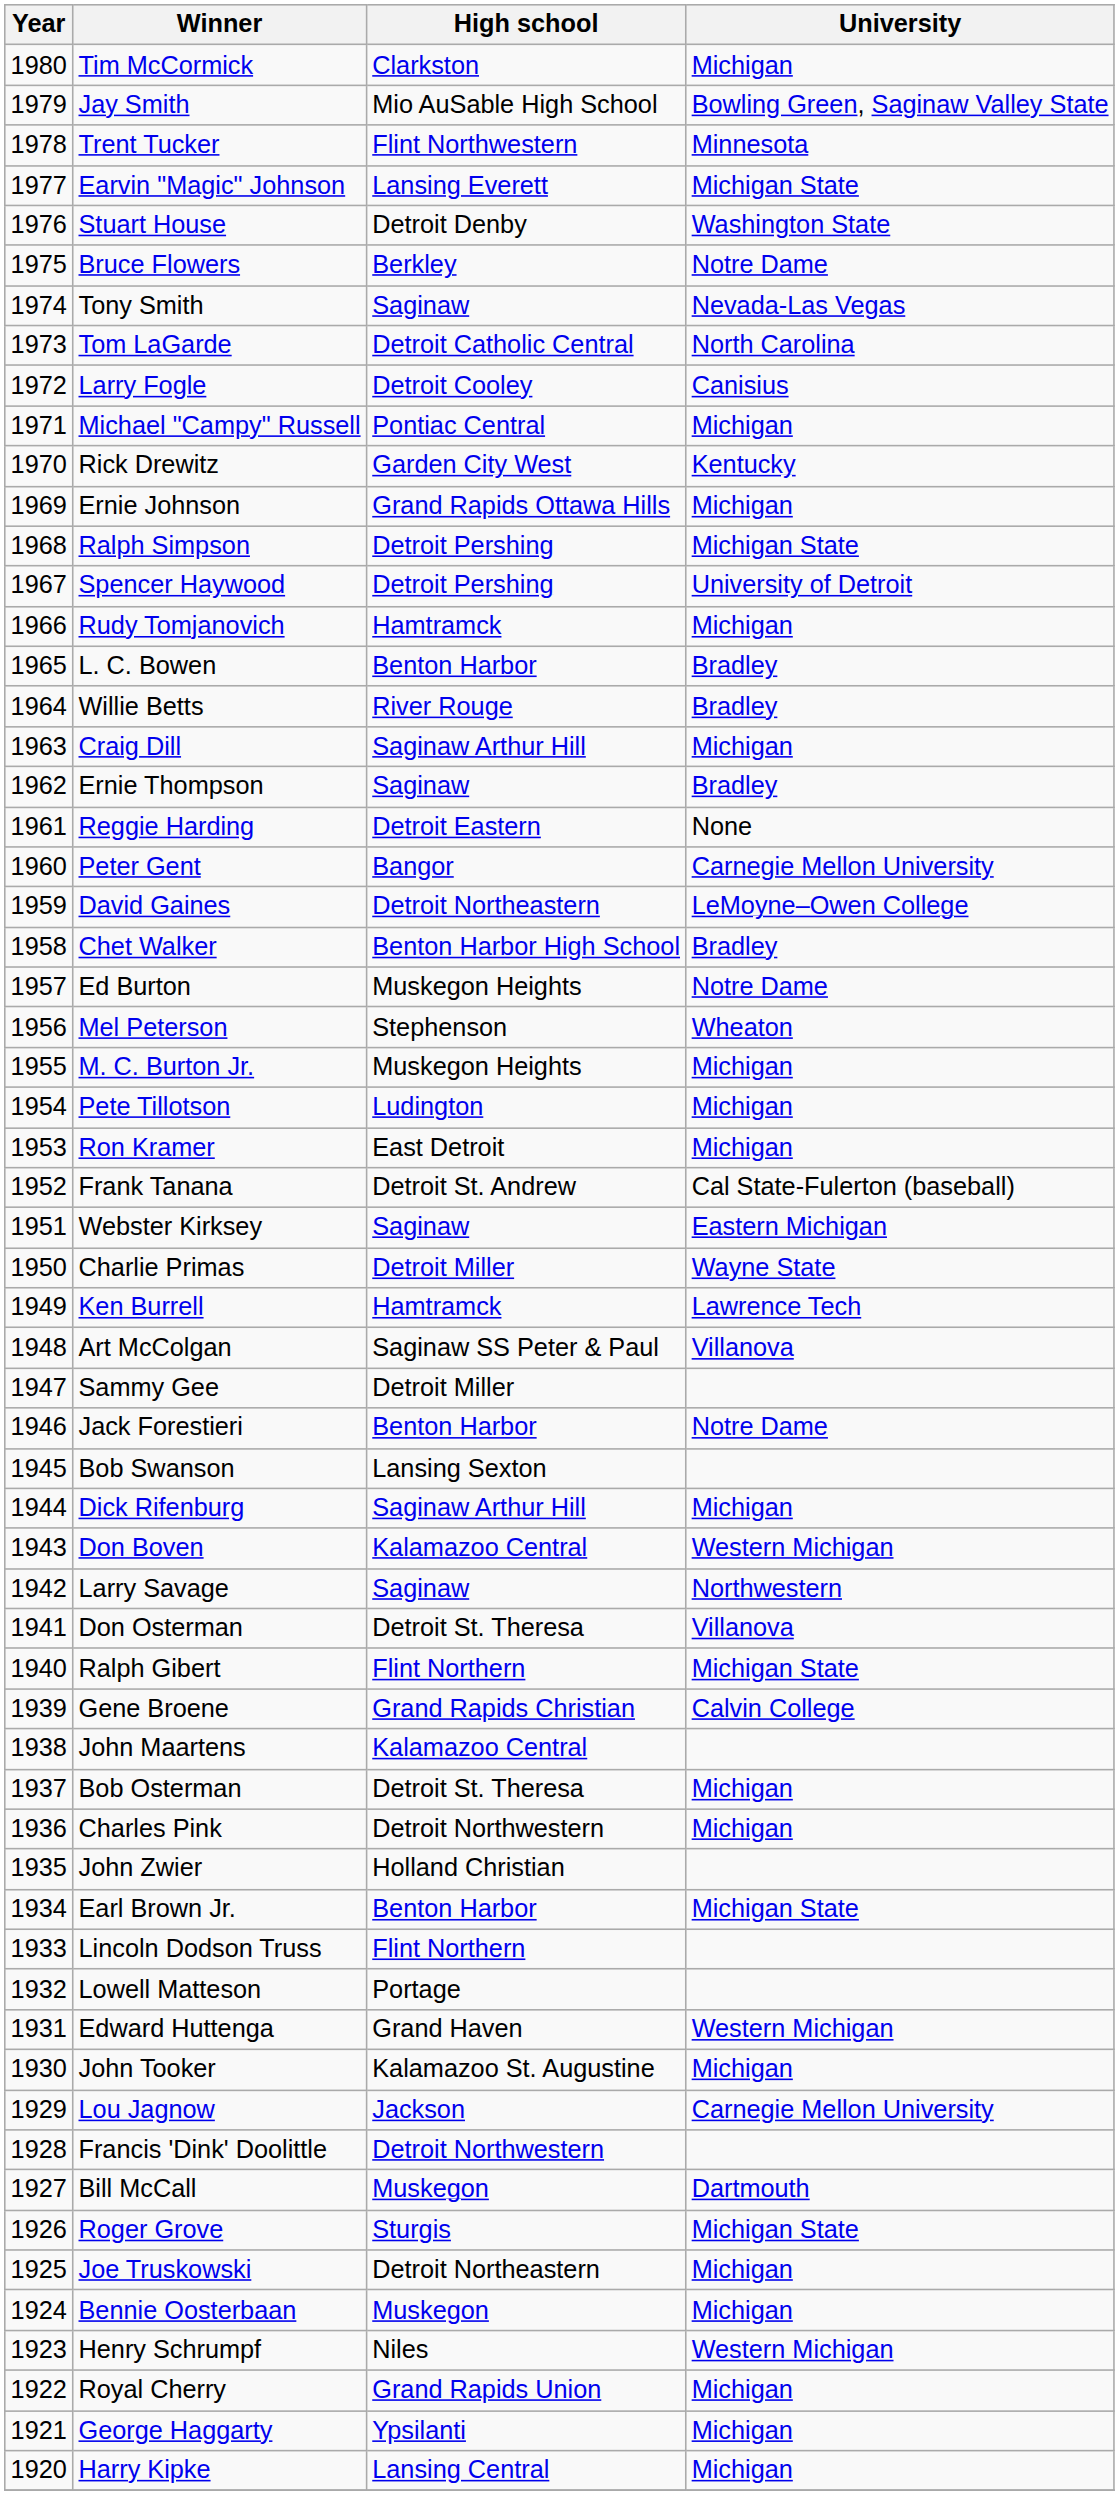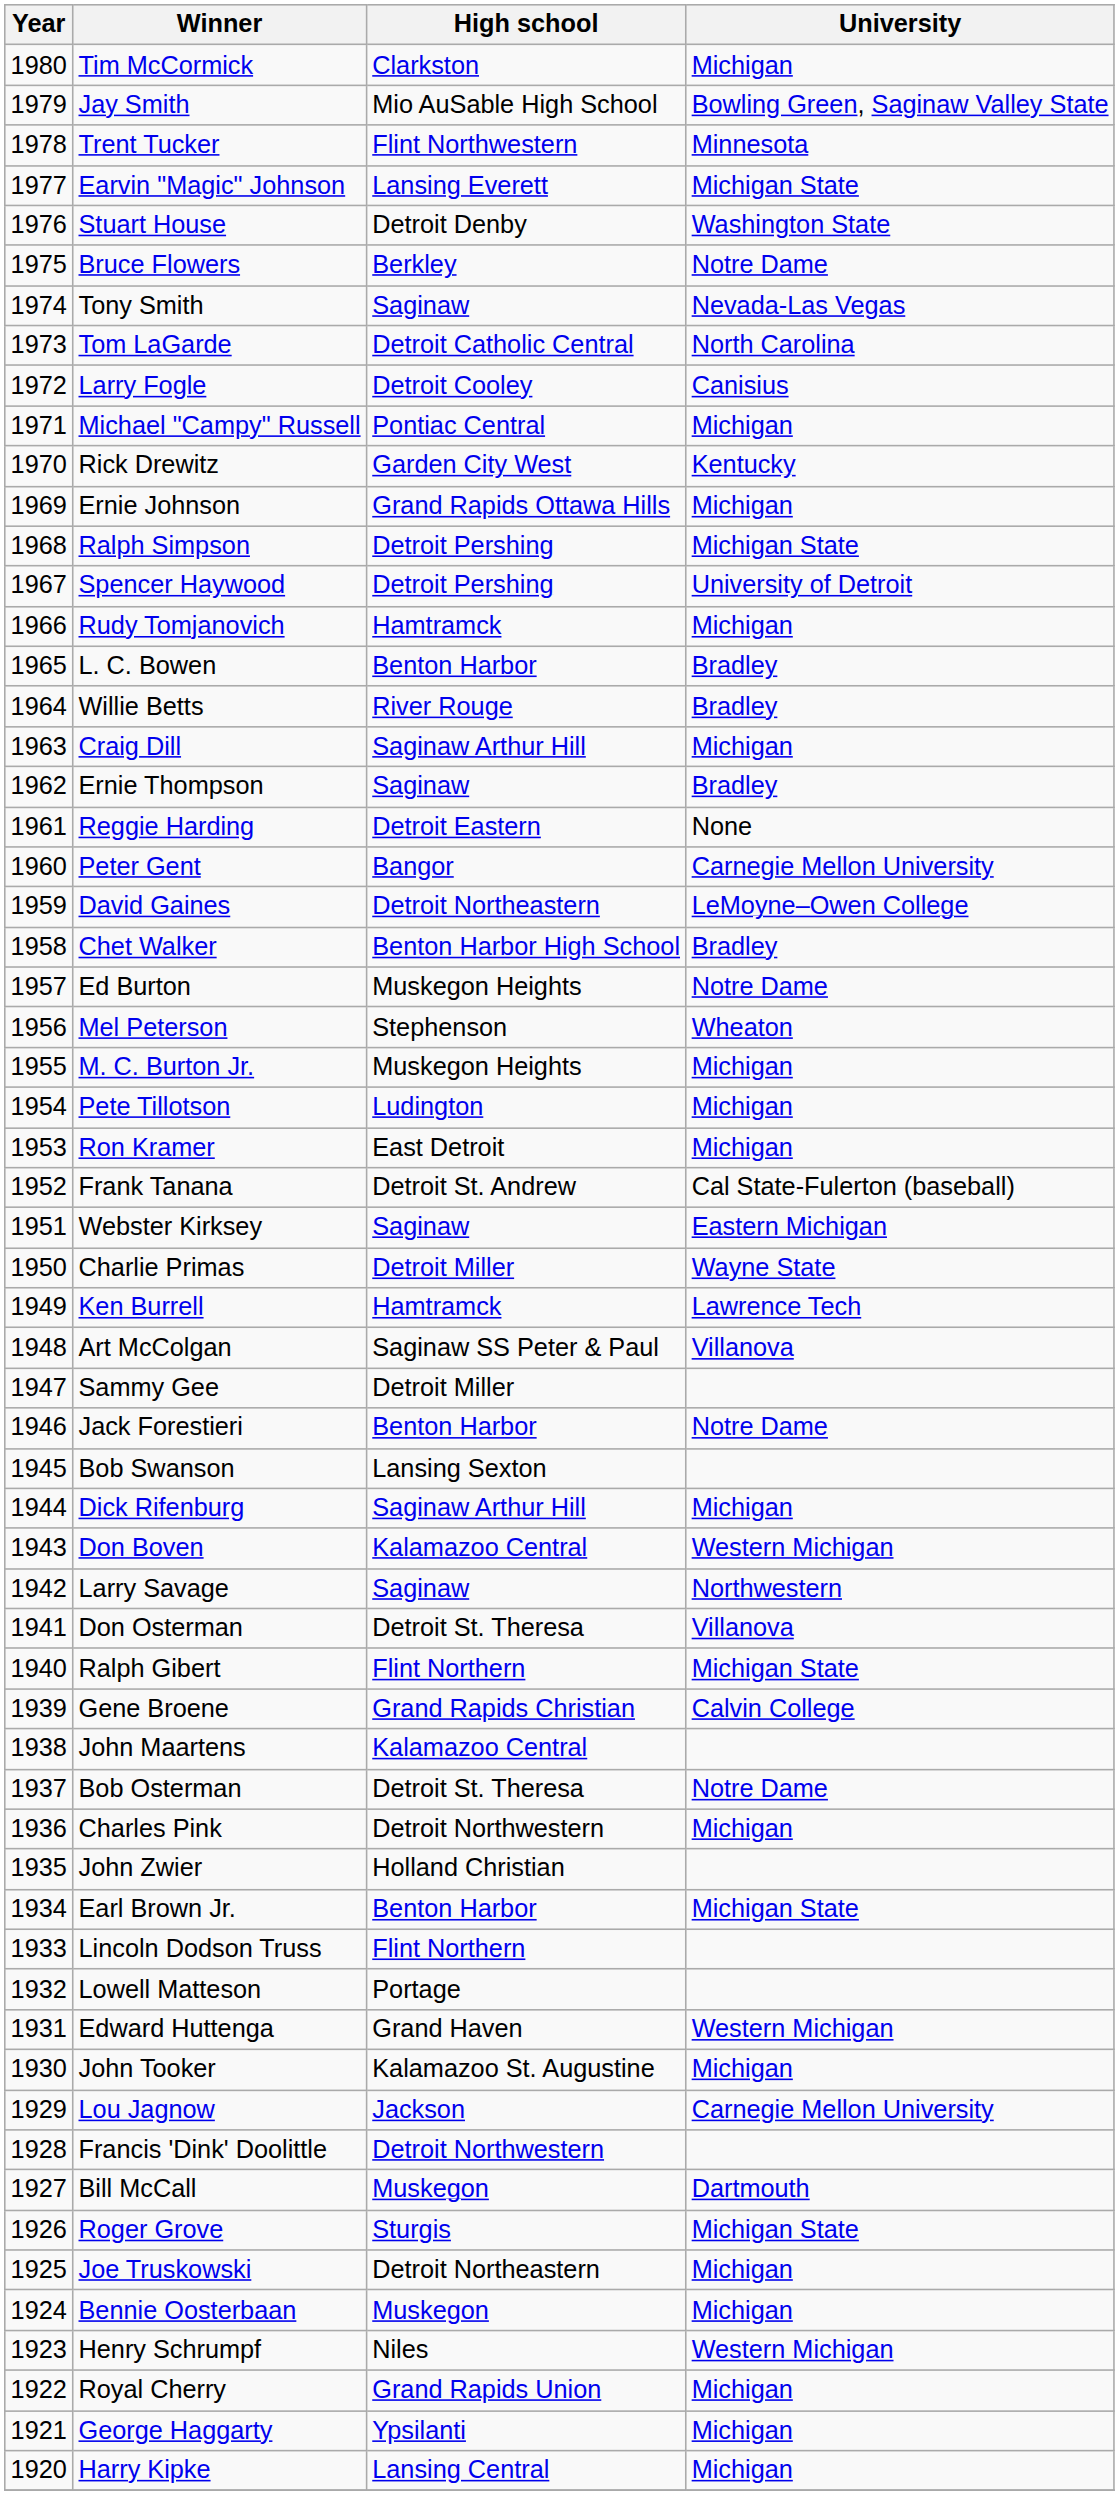(742, 1788) Michigan -> (760, 1788) Notre Dame
